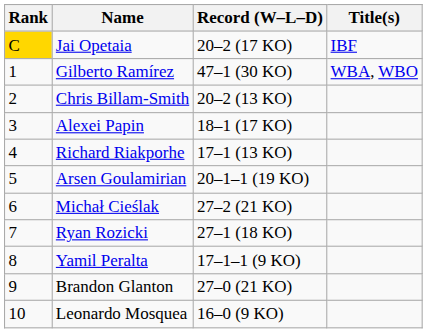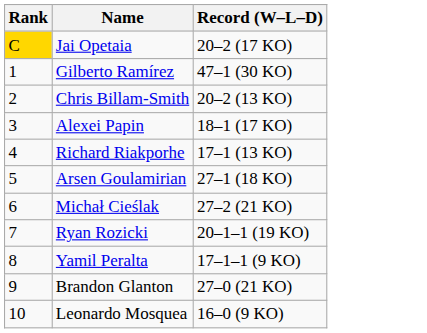- column: (374, 17)
(253, 179) 20–1–1 (19 KO) -> (245, 179) 27–1 (18 KO)
(245, 233) 27–1 (18 KO) -> (253, 233) 20–1–1 (19 KO)
